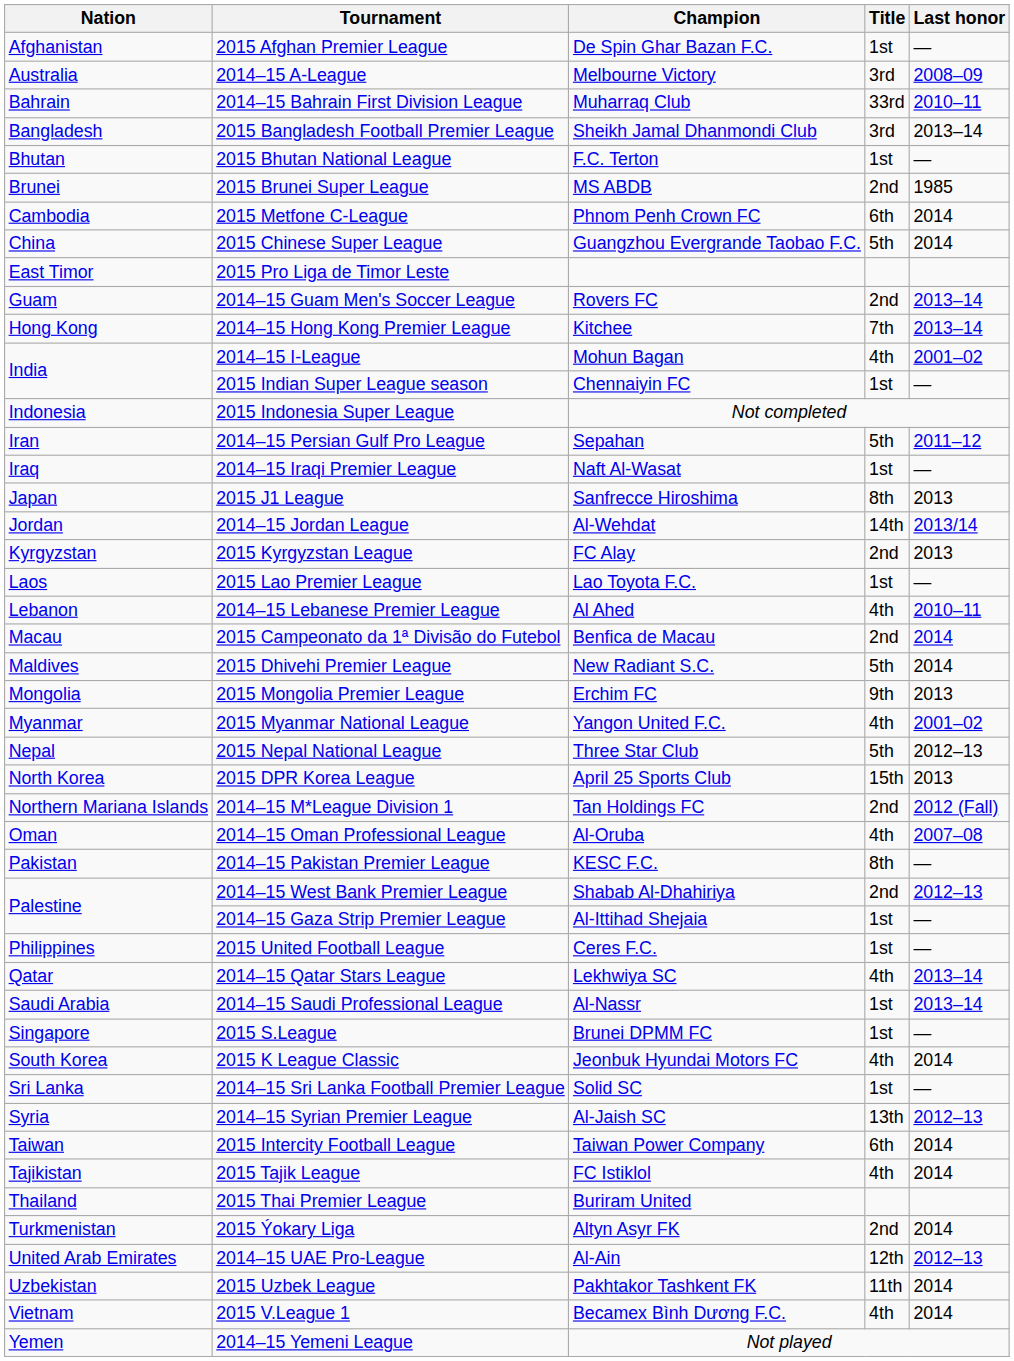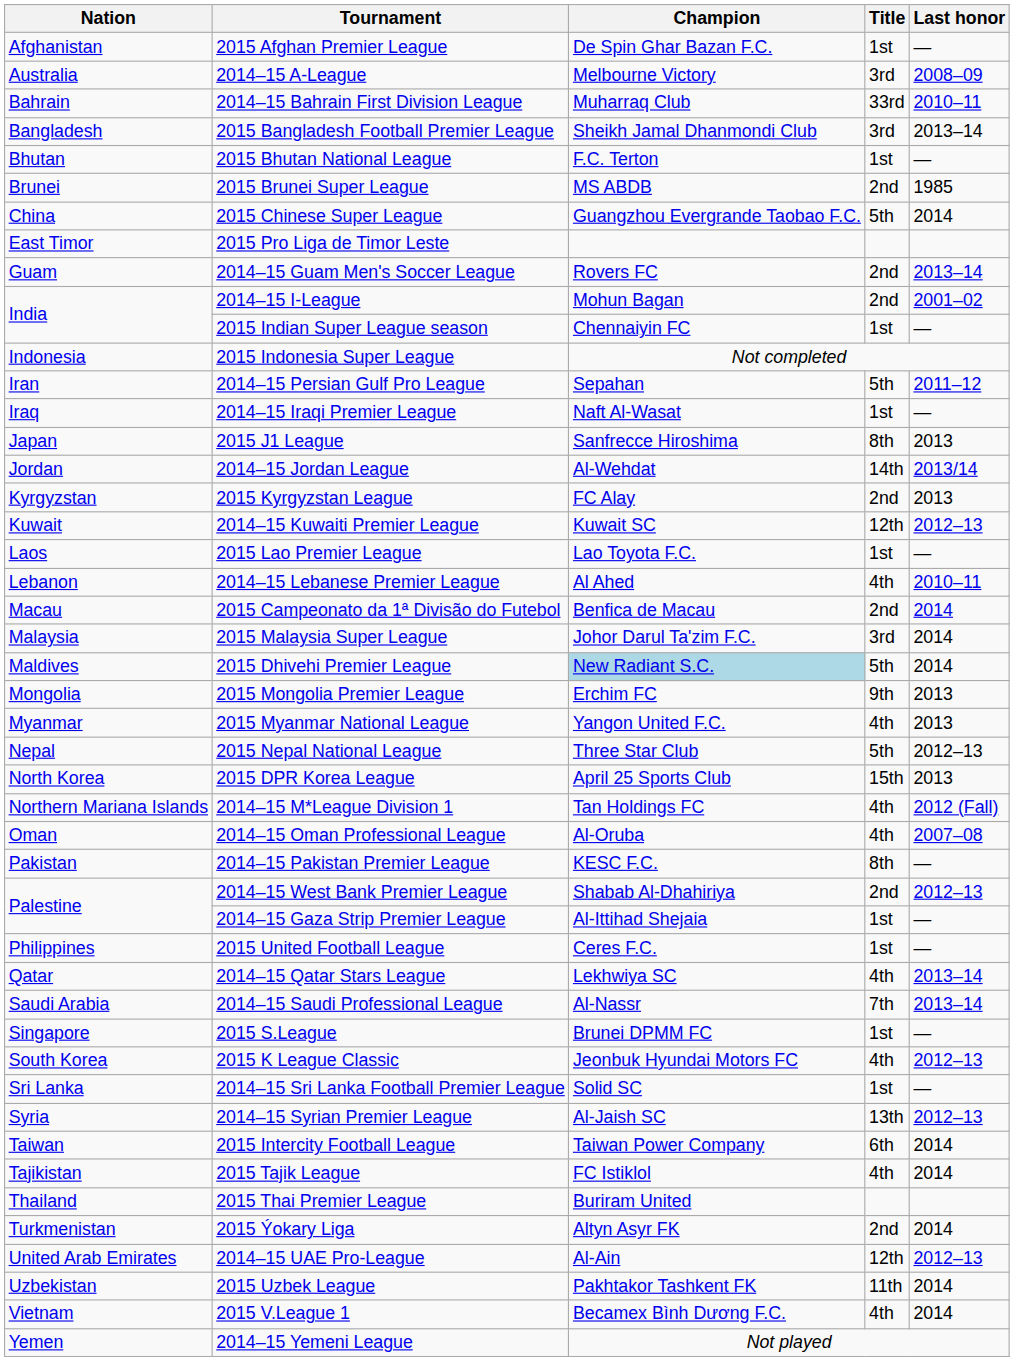- row: (312, 215)
- row: (363, 328)
(881, 356) 4th -> (884, 300) 2nd
+ row: (348, 525)
+ row: (332, 638)
(644, 666) no background -> (644, 666) lightblue background
(948, 722) 2001–02 -> (933, 722) 2013
(884, 807) 2nd -> (881, 807) 4th
(881, 1004) 1st -> (881, 1004) 7th
(933, 1060) 2014 -> (948, 1060) 2012–13
